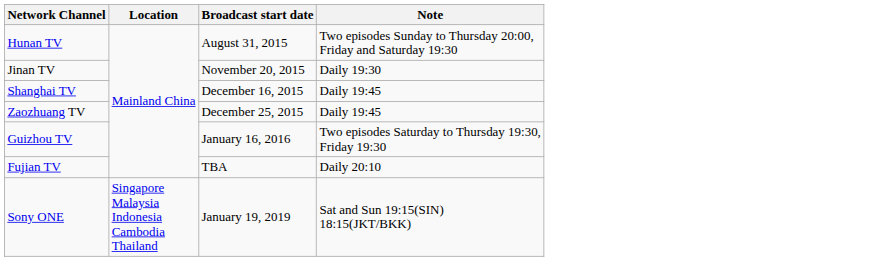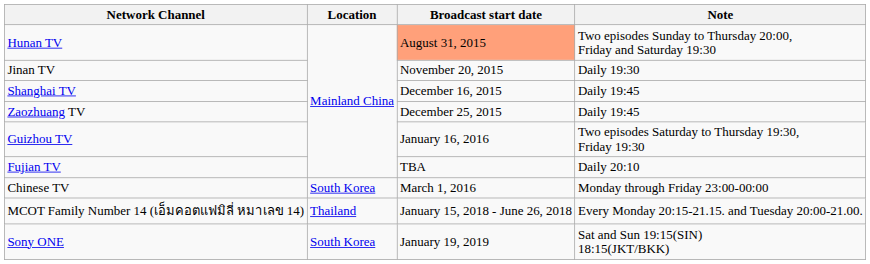(245, 42) no background -> (443, 42) lightsalmon background
+ row: (38, 187)
+ row: (156, 211)
(138, 216) Singapore Malaysia Indonesia Cambodia Thailand -> (343, 241) South Korea
